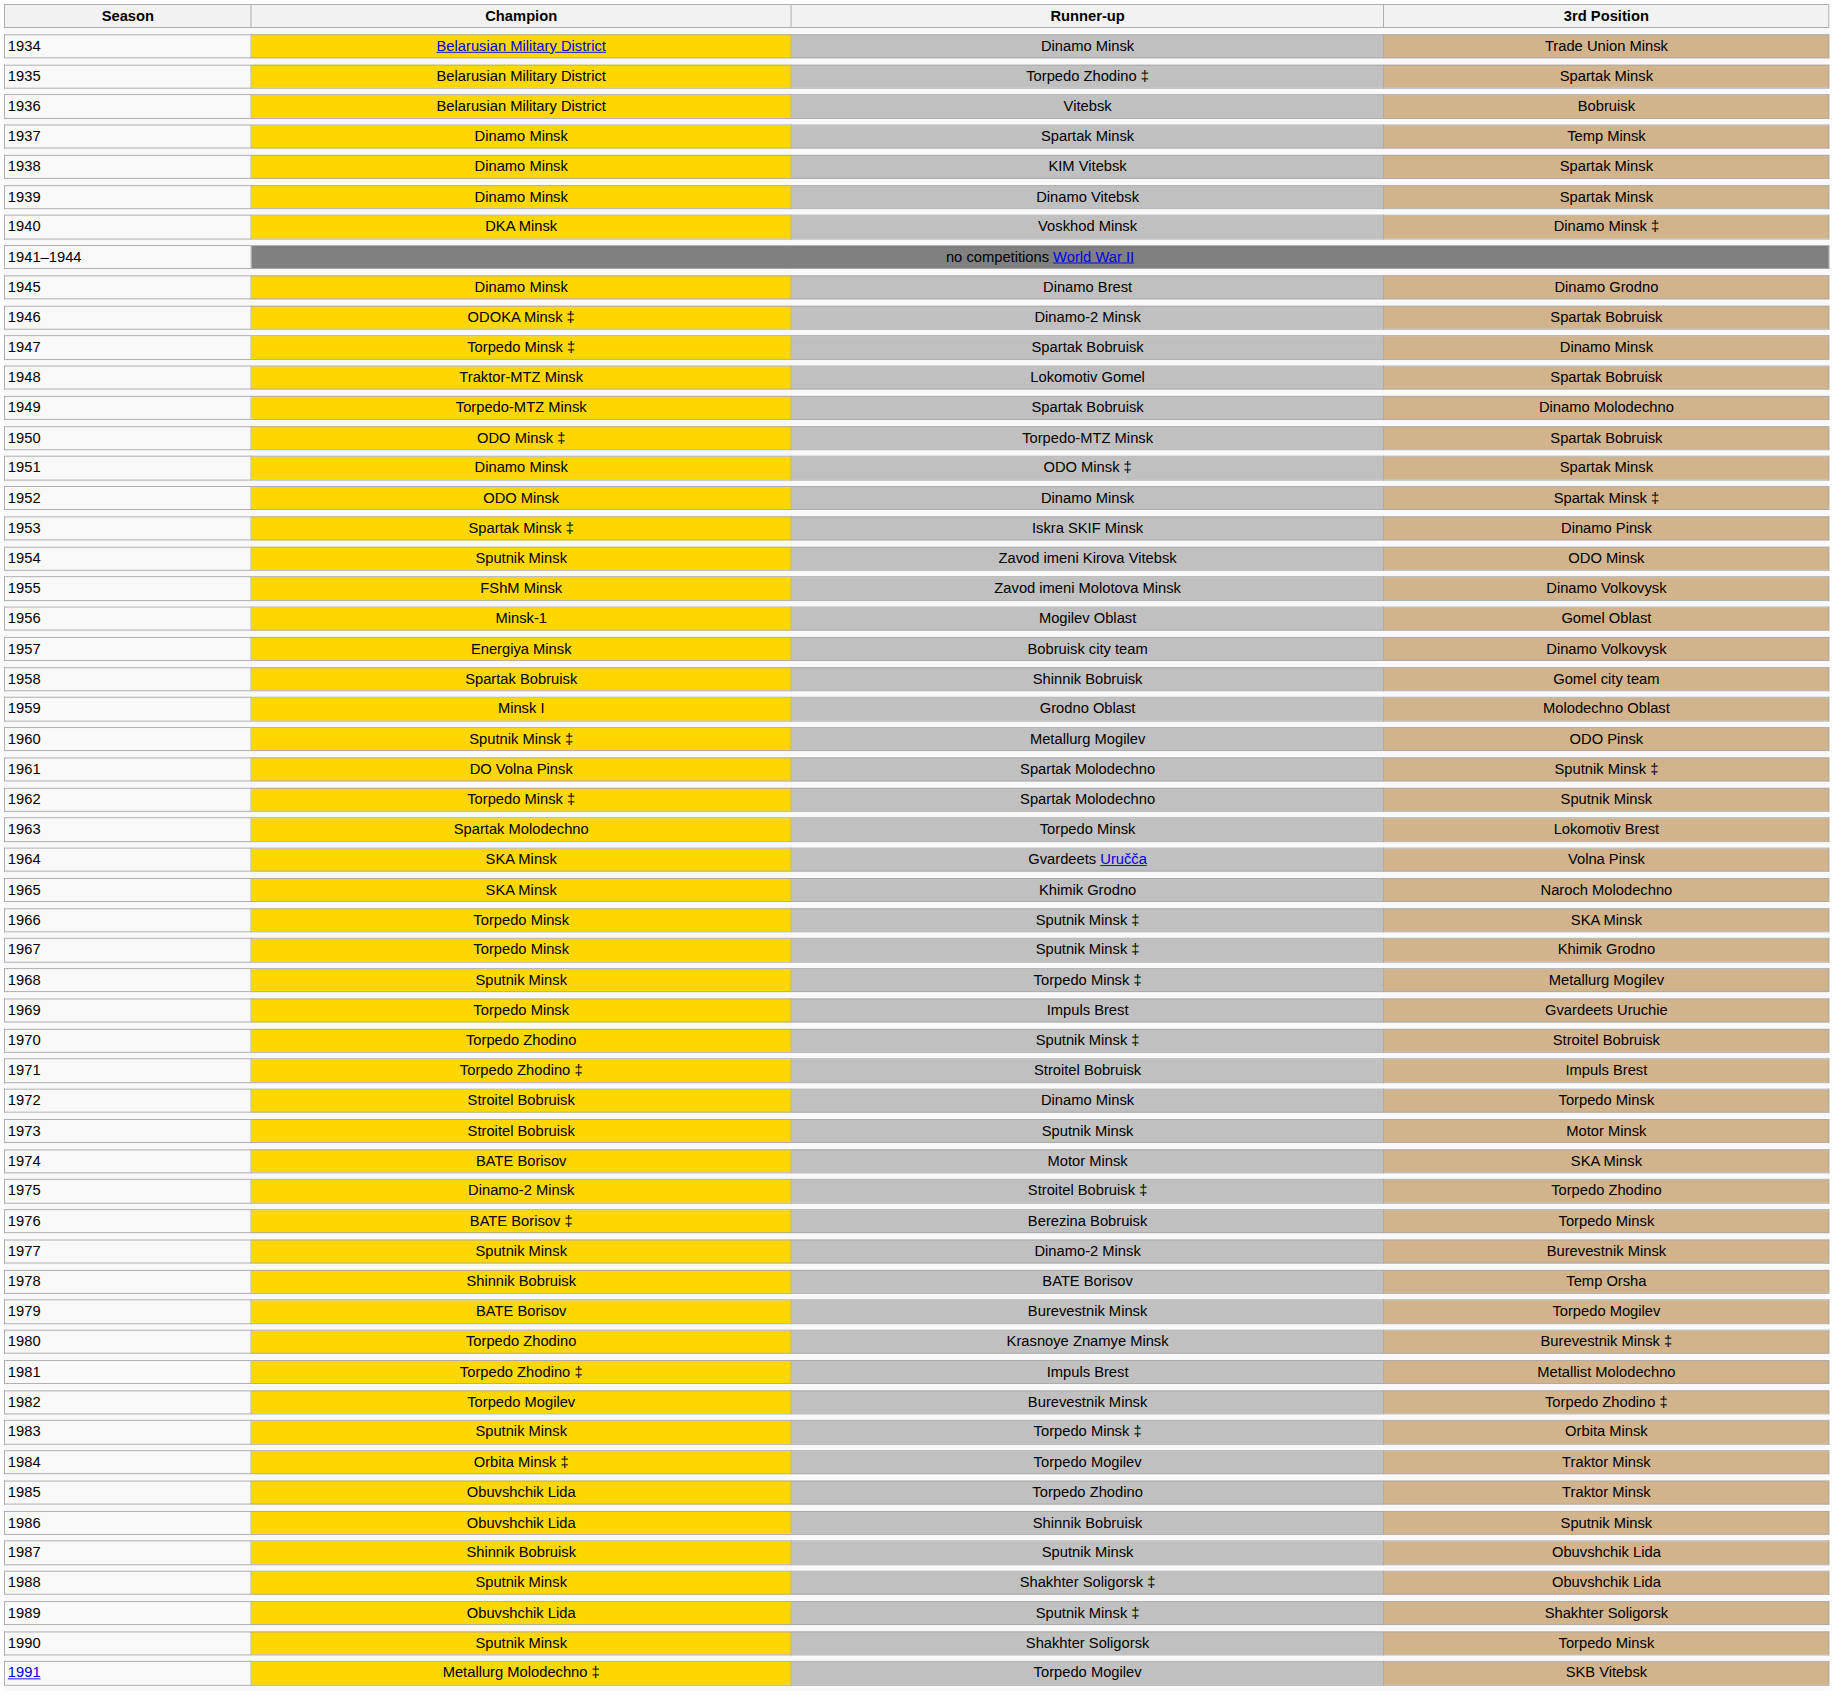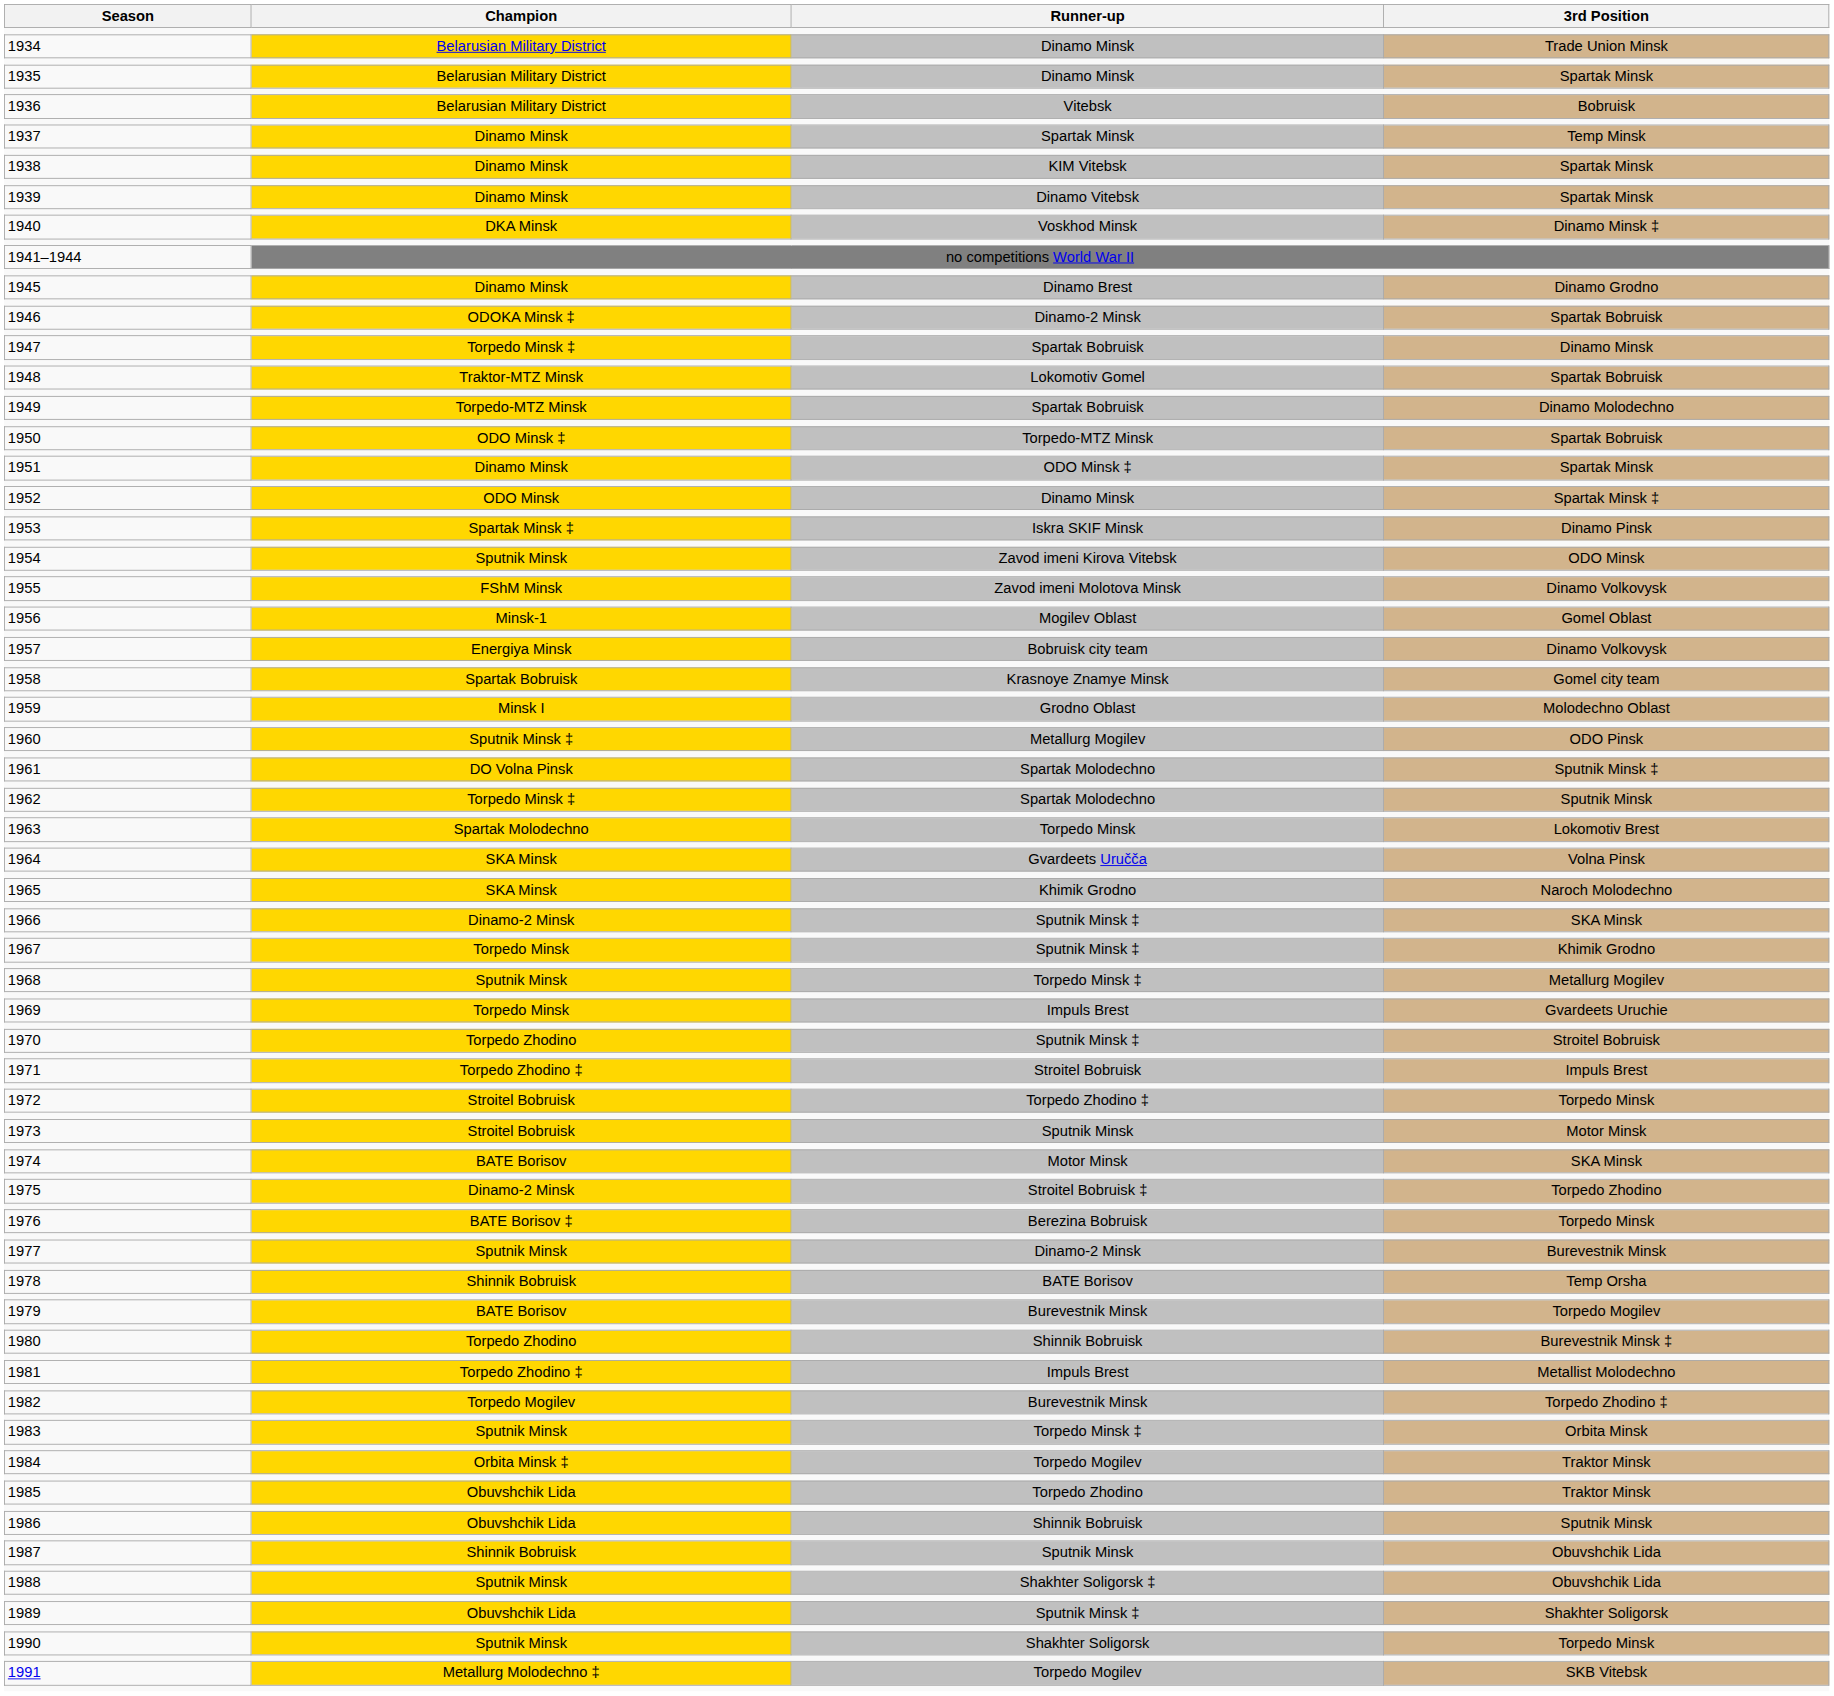(1088, 76) Torpedo Zhodino ‡ -> (1088, 76) Dinamo Minsk
(1088, 679) Shinnik Bobruisk -> (1088, 679) Krasnoye Znamye Minsk
(521, 920) Torpedo Minsk -> (521, 920) Dinamo-2 Minsk
(1088, 1100) Dinamo Minsk -> (1088, 1100) Torpedo Zhodino ‡
(1088, 1341) Krasnoye Znamye Minsk -> (1088, 1341) Shinnik Bobruisk
